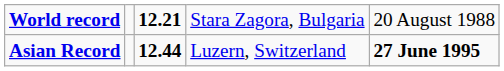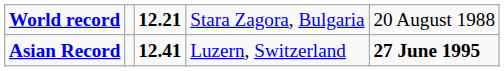(160, 50) 12.44 -> (160, 50) 12.41
